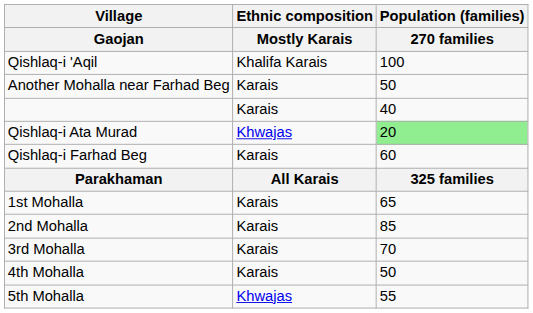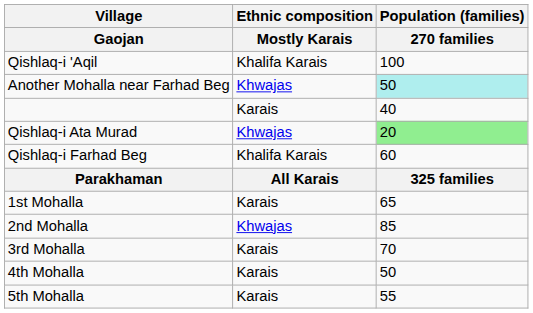(257, 86) Karais -> (264, 86) Khwajas
(388, 86) no background -> (388, 86) paleturquoise background
(257, 156) Karais -> (282, 156) Khalifa Karais
(257, 226) Karais -> (264, 226) Khwajas
(264, 296) Khwajas -> (257, 296) Karais
